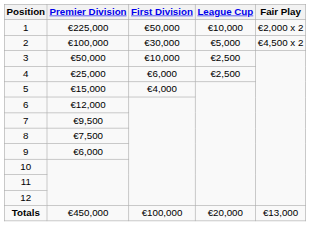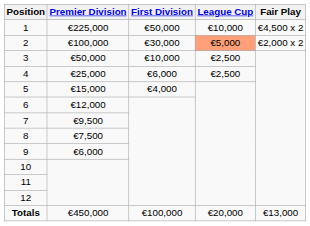(281, 27) €2,000 x 2 -> (281, 27) €4,500 x 2
(225, 43) no background -> (225, 43) lightsalmon background
(281, 43) €4,500 x 2 -> (281, 43) €2,000 x 2
